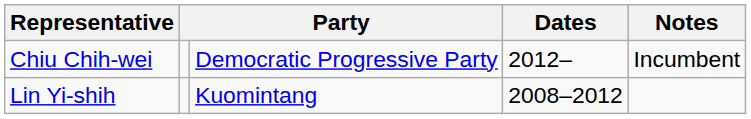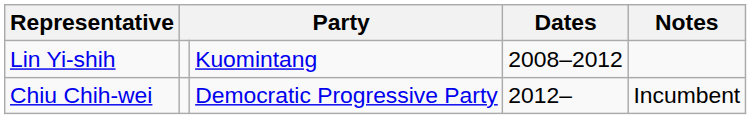rows swapped: (63, 95) <-> (81, 58)
